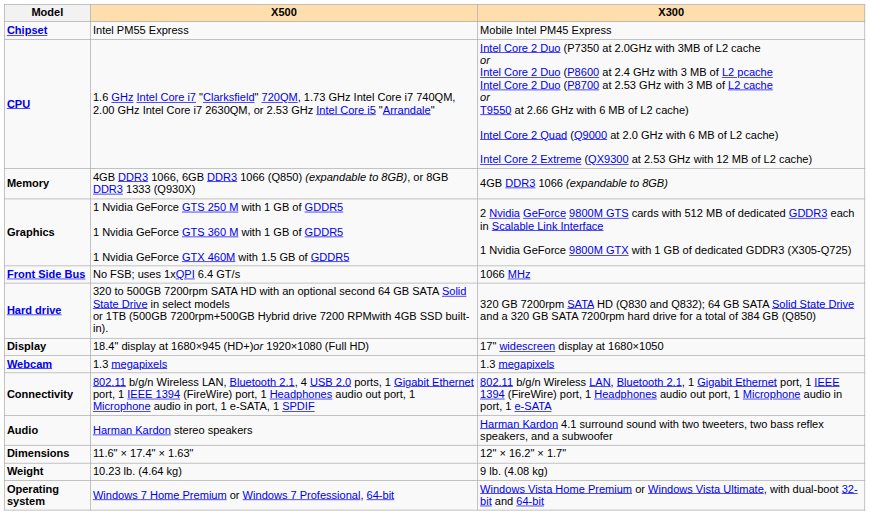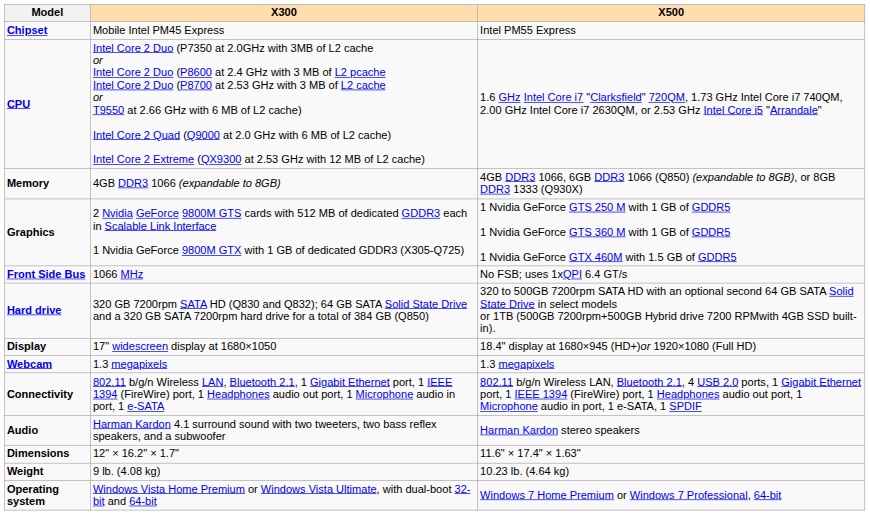columns swapped: (671, 13) <-> (284, 13)
